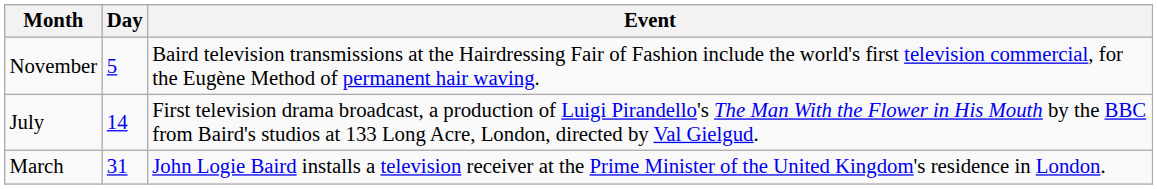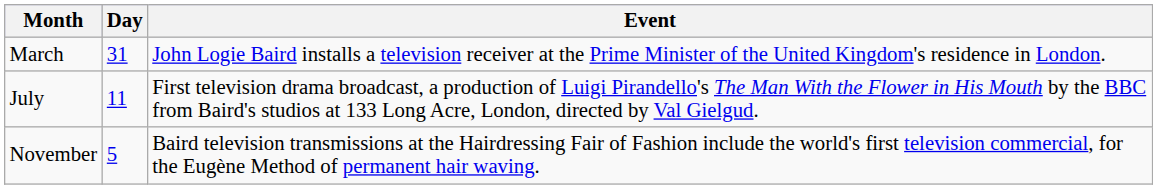rows swapped: (37, 166) <-> (53, 65)
(117, 122) 14 -> (117, 98) 11
